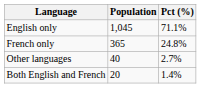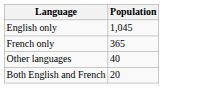- column: (177, 12)
